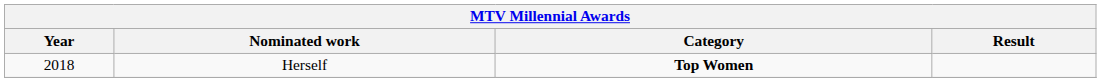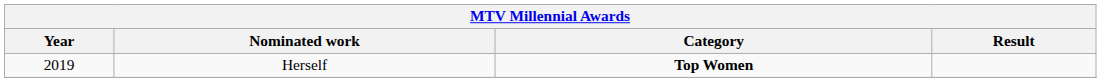(59, 65) 2018 -> (59, 65) 2019
